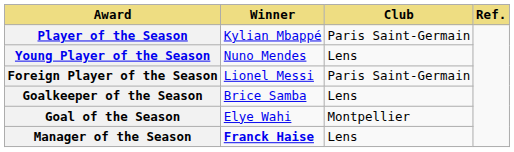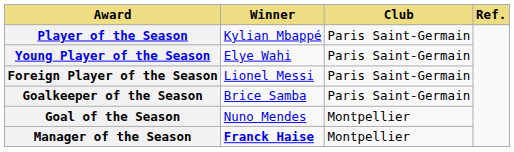(265, 55) Nuno Mendes -> (258, 55) Elye Wahi
(342, 55) Lens -> (399, 55) Paris Saint-Germain
(342, 96) Lens -> (399, 96) Paris Saint-Germain
(258, 116) Elye Wahi -> (265, 116) Nuno Mendes
(342, 137) Lens -> (369, 137) Montpellier
